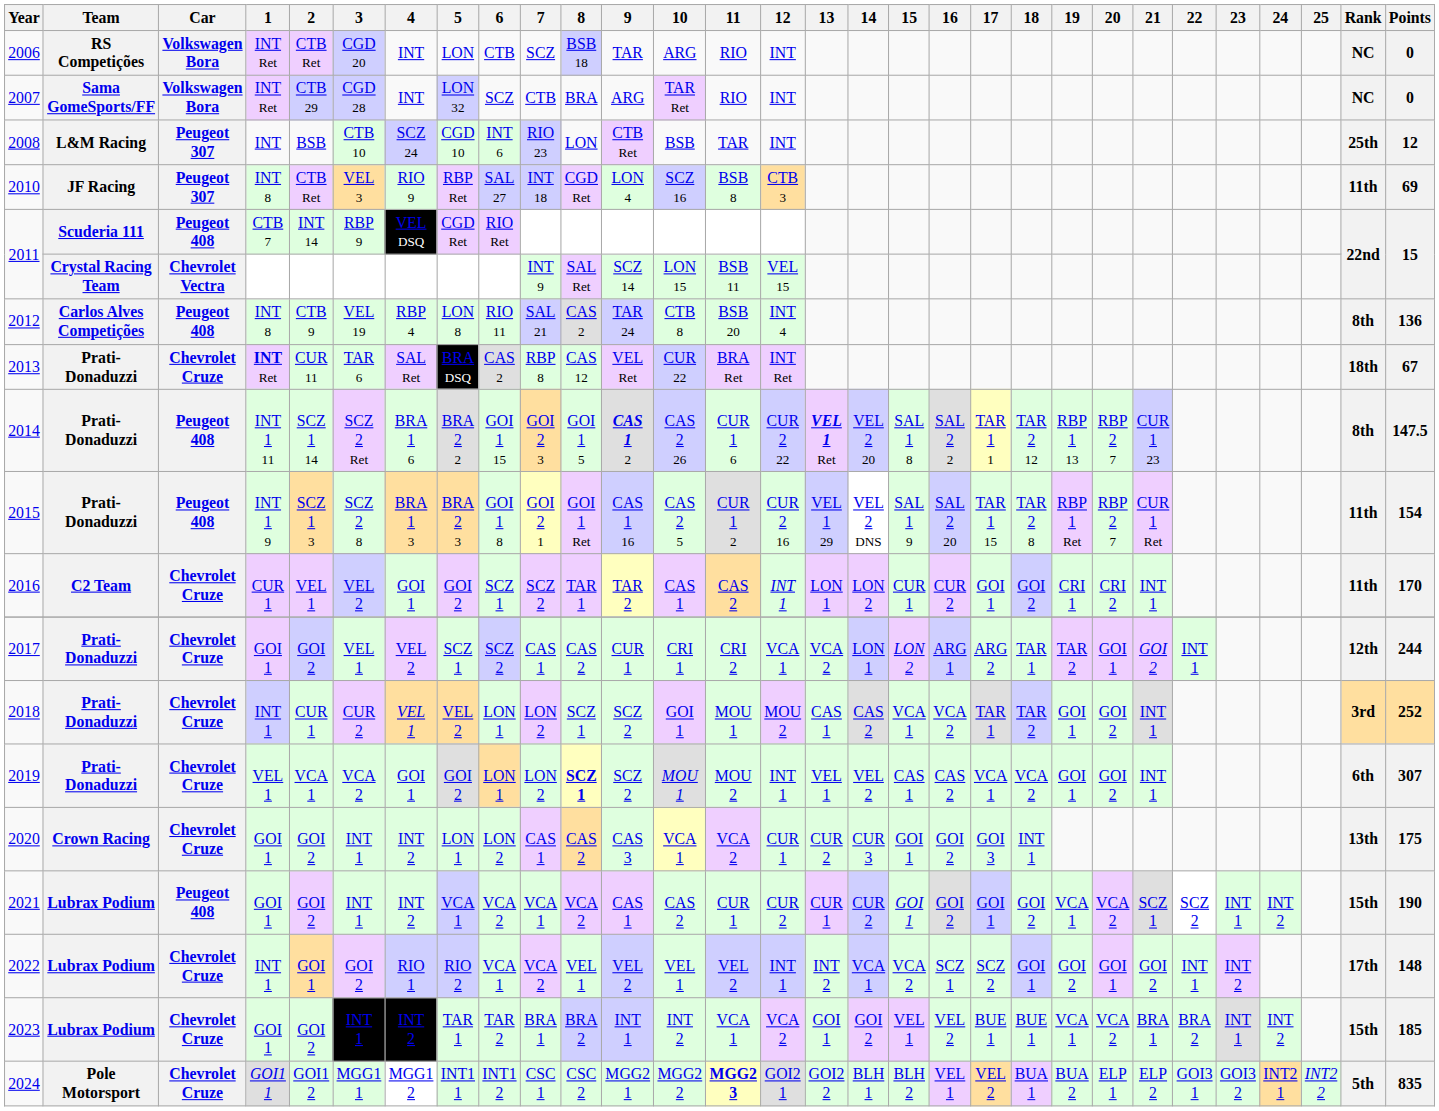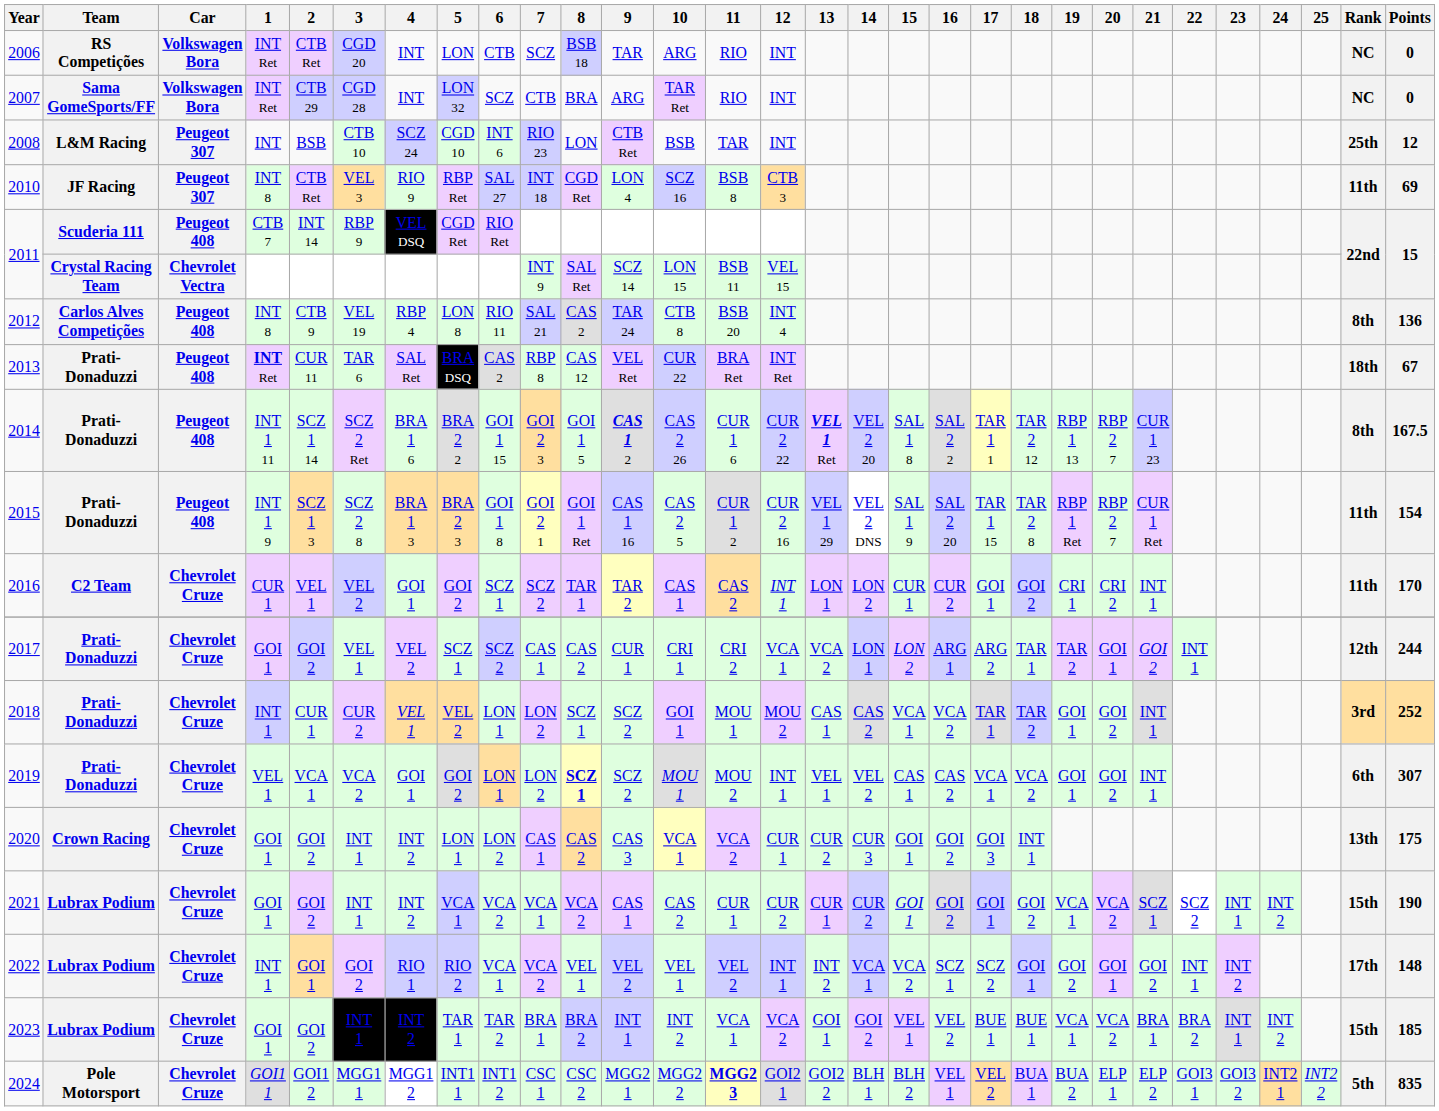(202, 366) Chevrolet Cruze -> (202, 366) Peugeot 408
(1410, 430) 147.5 -> (1410, 430) 167.5
(202, 902) Peugeot 408 -> (202, 902) Chevrolet Cruze
